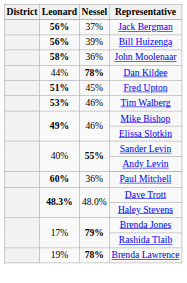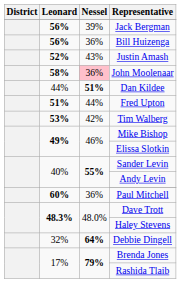(94, 27) 37% -> (94, 27) 39%
(94, 42) 39% -> (94, 42) 36%
+ row: (59, 57)
(94, 57) no background -> (94, 73) pink background
(94, 73) 78% -> (94, 88) 51%
(94, 88) 45% -> (94, 103) 44%
(94, 103) 46% -> (94, 118) 42%
+ row: (59, 240)
- row: (59, 255)
